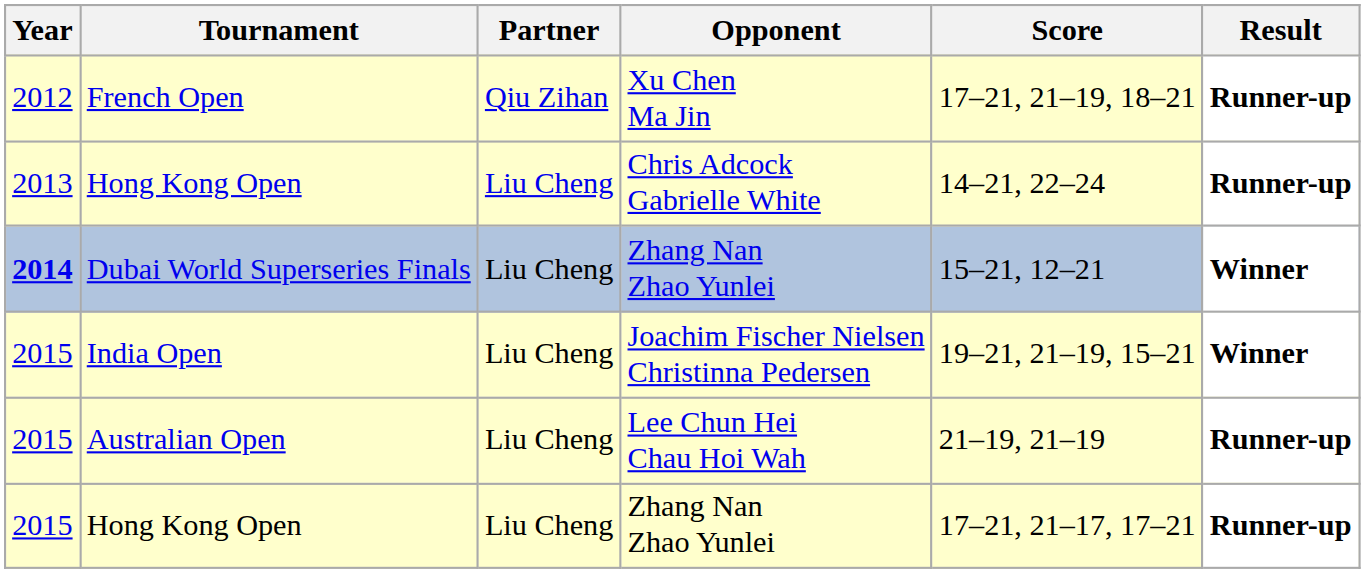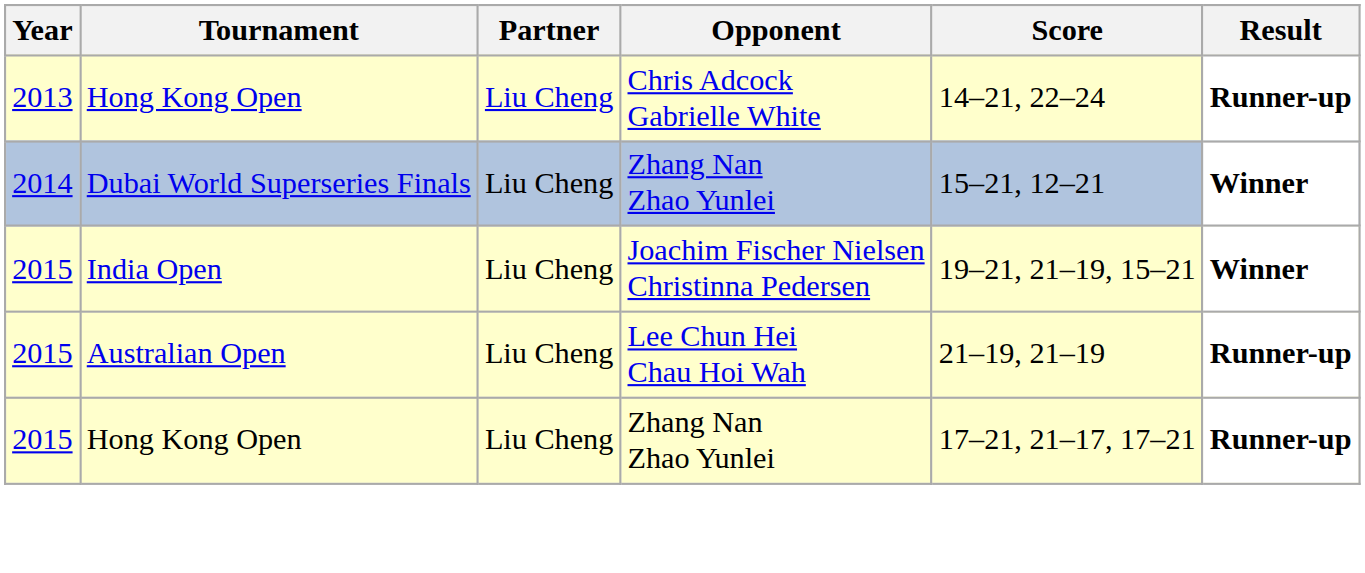- row: (165, 97)
(42, 268) bold -> (42, 183) normal
